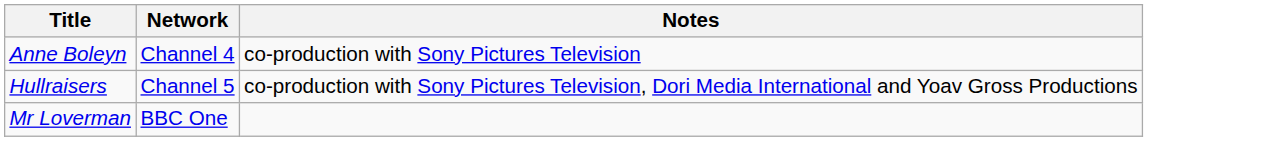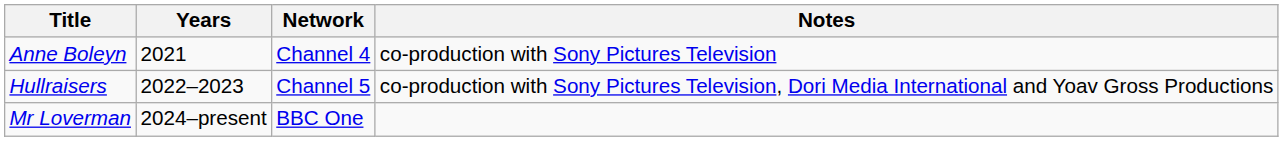+ column: (204, 20)
